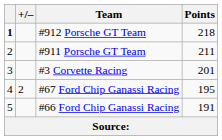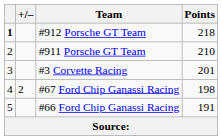(206, 51) 211 -> (206, 51) 210
(206, 89) 195 -> (206, 89) 198
